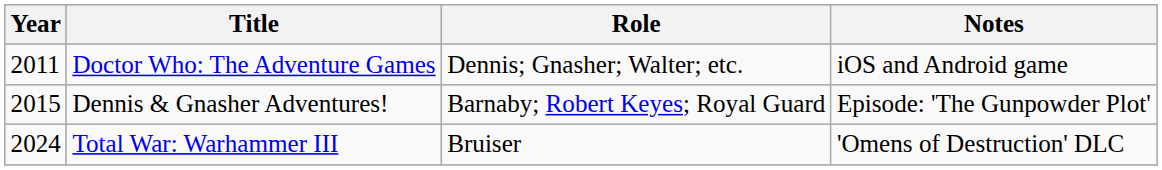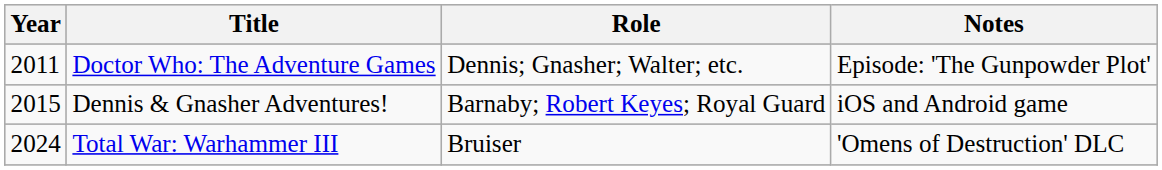(952, 64) iOS and Android game -> (994, 64) Episode: 'The Gunpowder Plot'
(994, 104) Episode: 'The Gunpowder Plot' -> (952, 104) iOS and Android game
